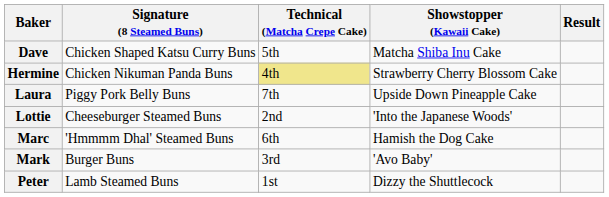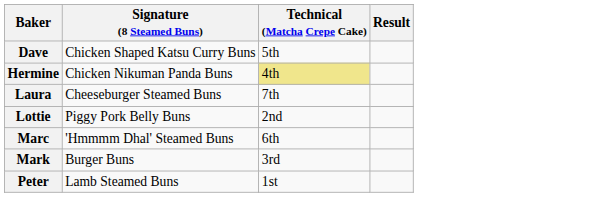- column: (465, 22)
(128, 95) Piggy Pork Belly Buns -> (143, 95) Cheeseburger Steamed Buns
(143, 116) Cheeseburger Steamed Buns -> (128, 116) Piggy Pork Belly Buns
